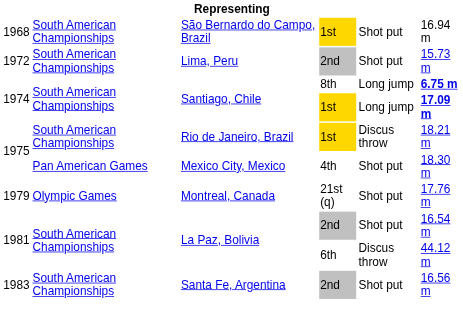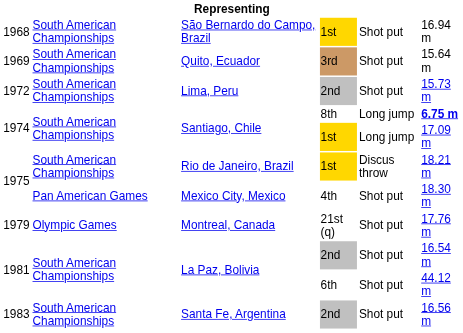+ row: (221, 61)
(436, 107) bold -> (436, 137) normal
(376, 255) Discus throw -> (381, 285) Shot put
